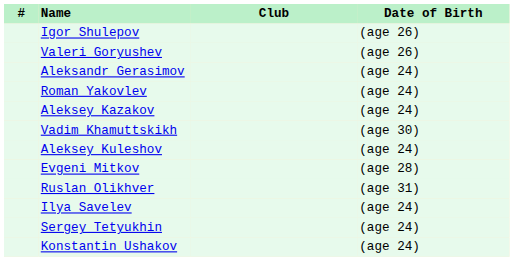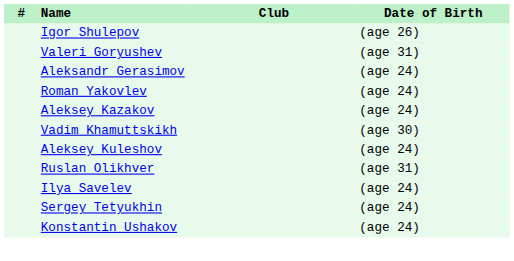(390, 53) (age 26) -> (390, 53) (age 31)
- row: (90, 169)
